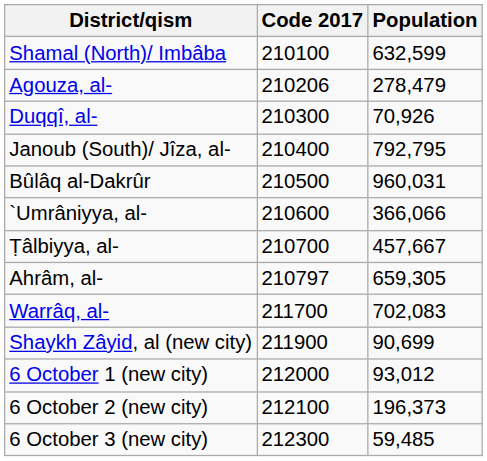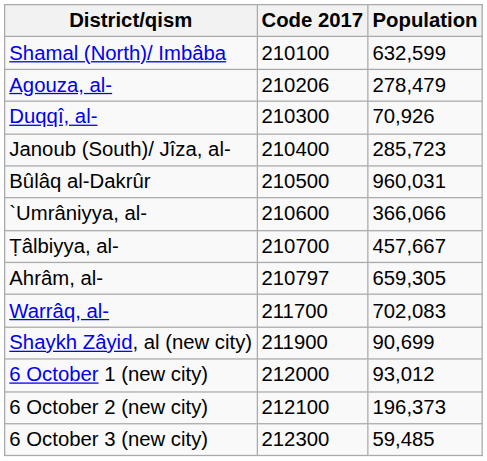(409, 149) 792,795 -> (409, 149) 285,723
